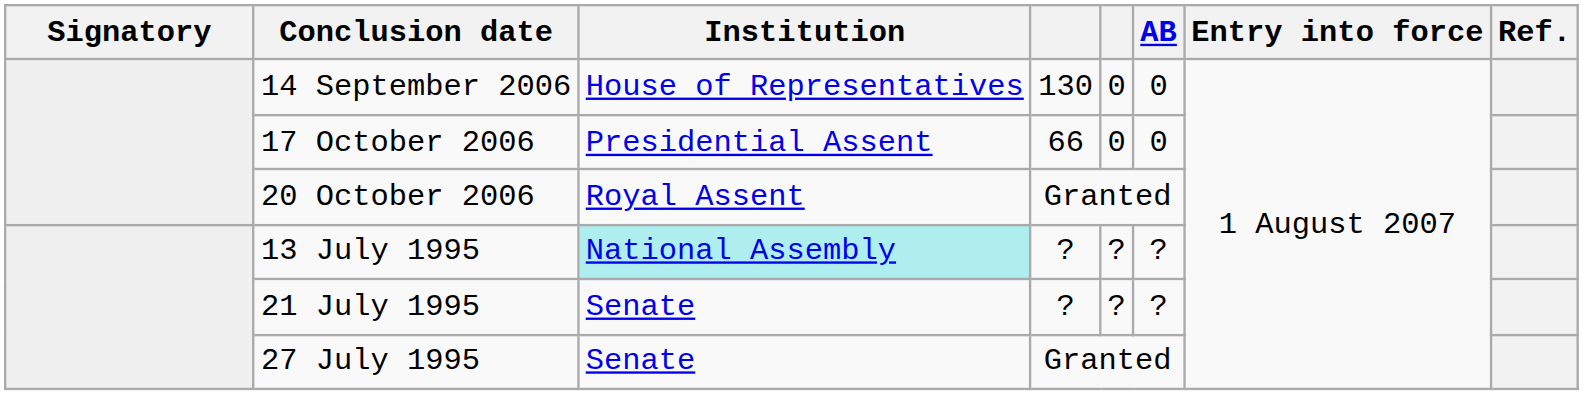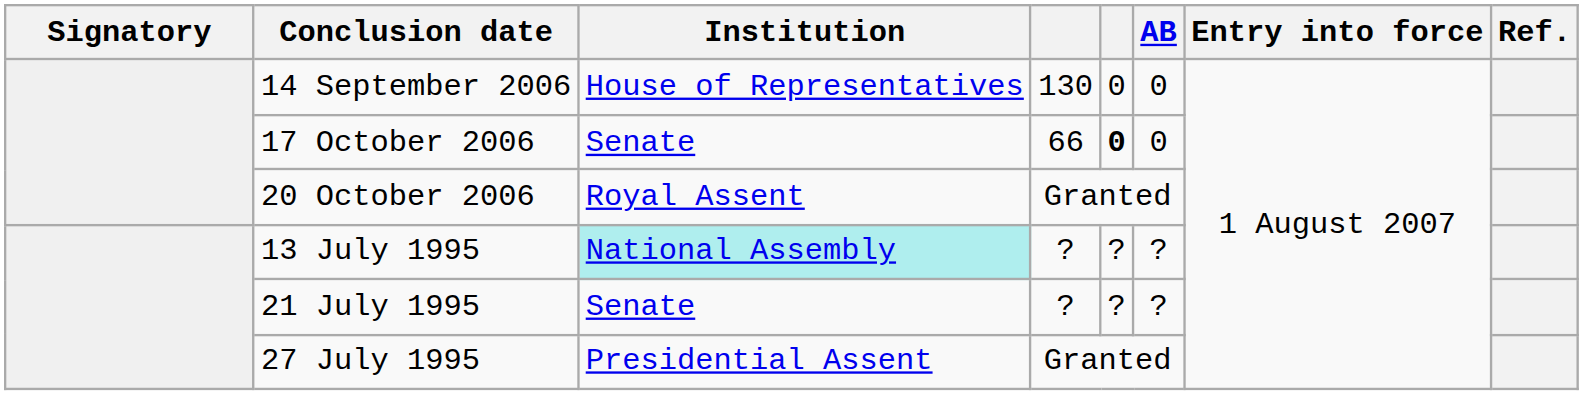(759, 142) Presidential Assent -> (640, 142) Senate
(1117, 142) normal -> (1117, 142) bold
(640, 362) Senate -> (759, 362) Presidential Assent
